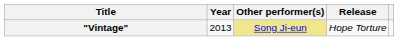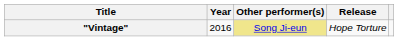(221, 28) 2013 -> (221, 28) 2016
